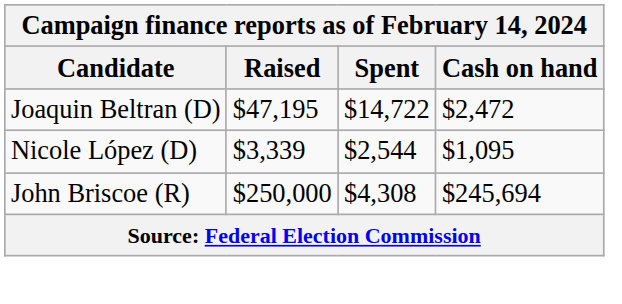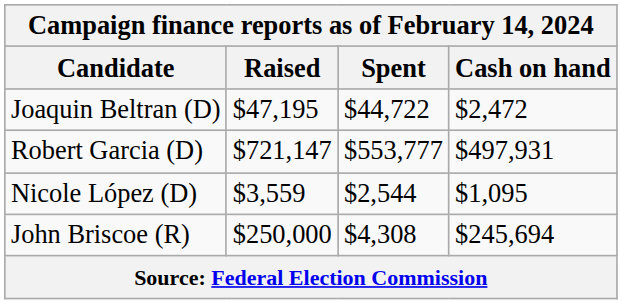(387, 109) $14,722 -> (387, 109) $44,722
+ row: (107, 151)
(269, 151) $3,339 -> (269, 192) $3,559
